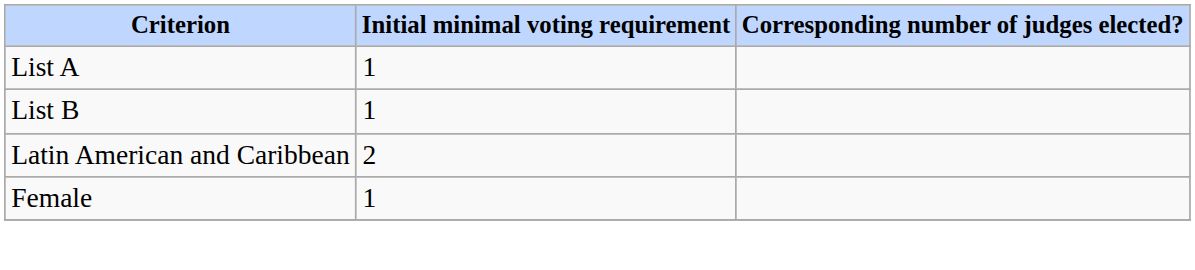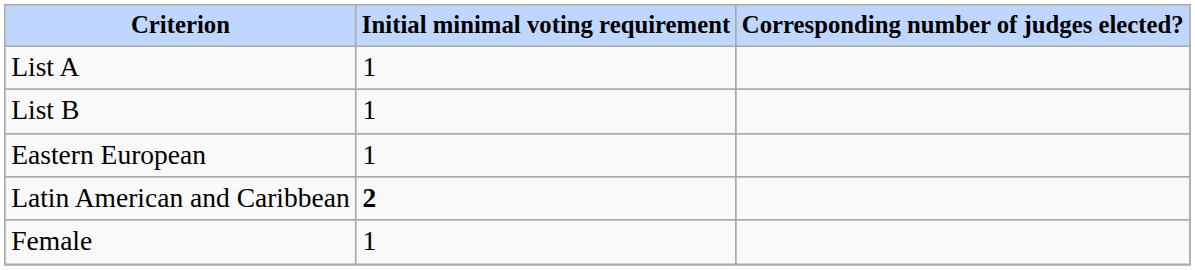+ row: (109, 154)
(369, 154) normal -> (369, 198) bold
